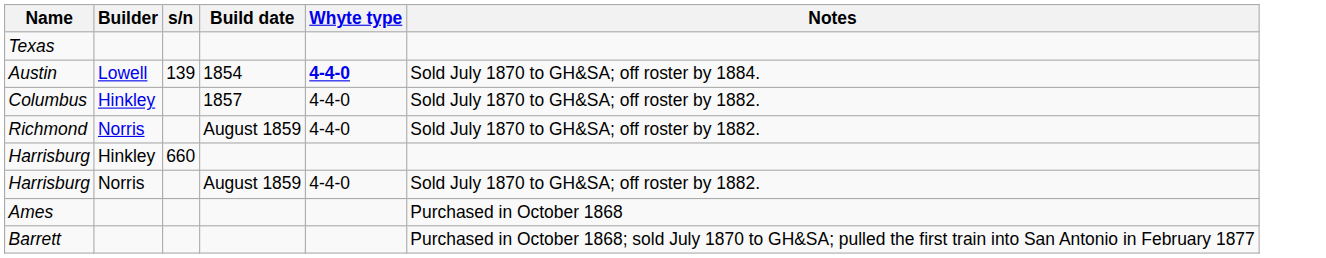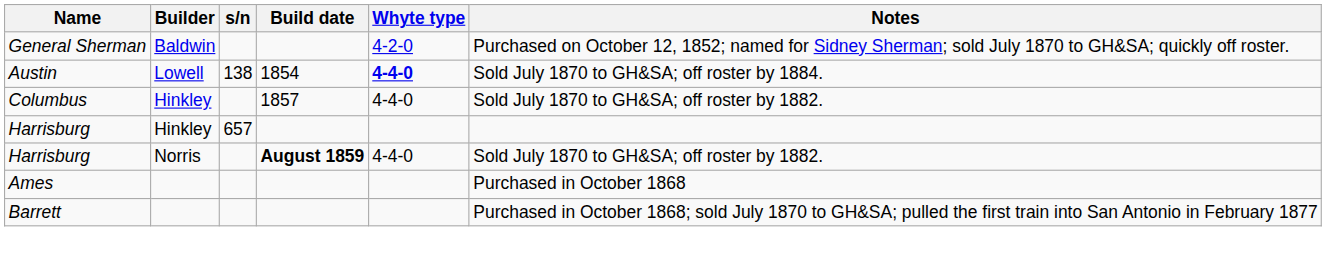+ row: (77, 45)
- row: (32, 45)
(181, 73) 139 -> (238, 73) 138
- row: (48, 128)
(181, 156) 660 -> (238, 128) 657
(252, 184) normal -> (312, 156) bold
